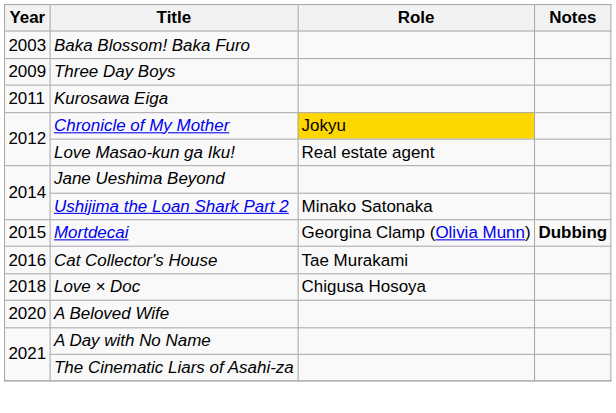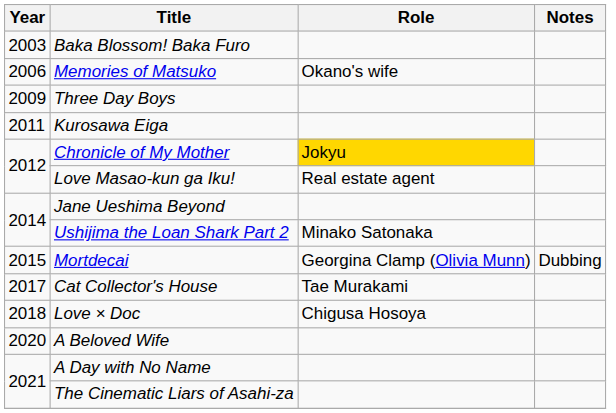+ row: (135, 71)
(573, 233) bold -> (570, 260) normal
(27, 260) 2016 -> (27, 286) 2017
